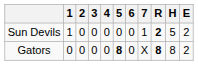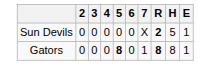- column: (70, 13)
(144, 32) 1 -> (144, 32) X
(186, 32) 2 -> (186, 32) 1
(144, 51) X -> (144, 51) 1
(186, 51) 2 -> (186, 51) 1
